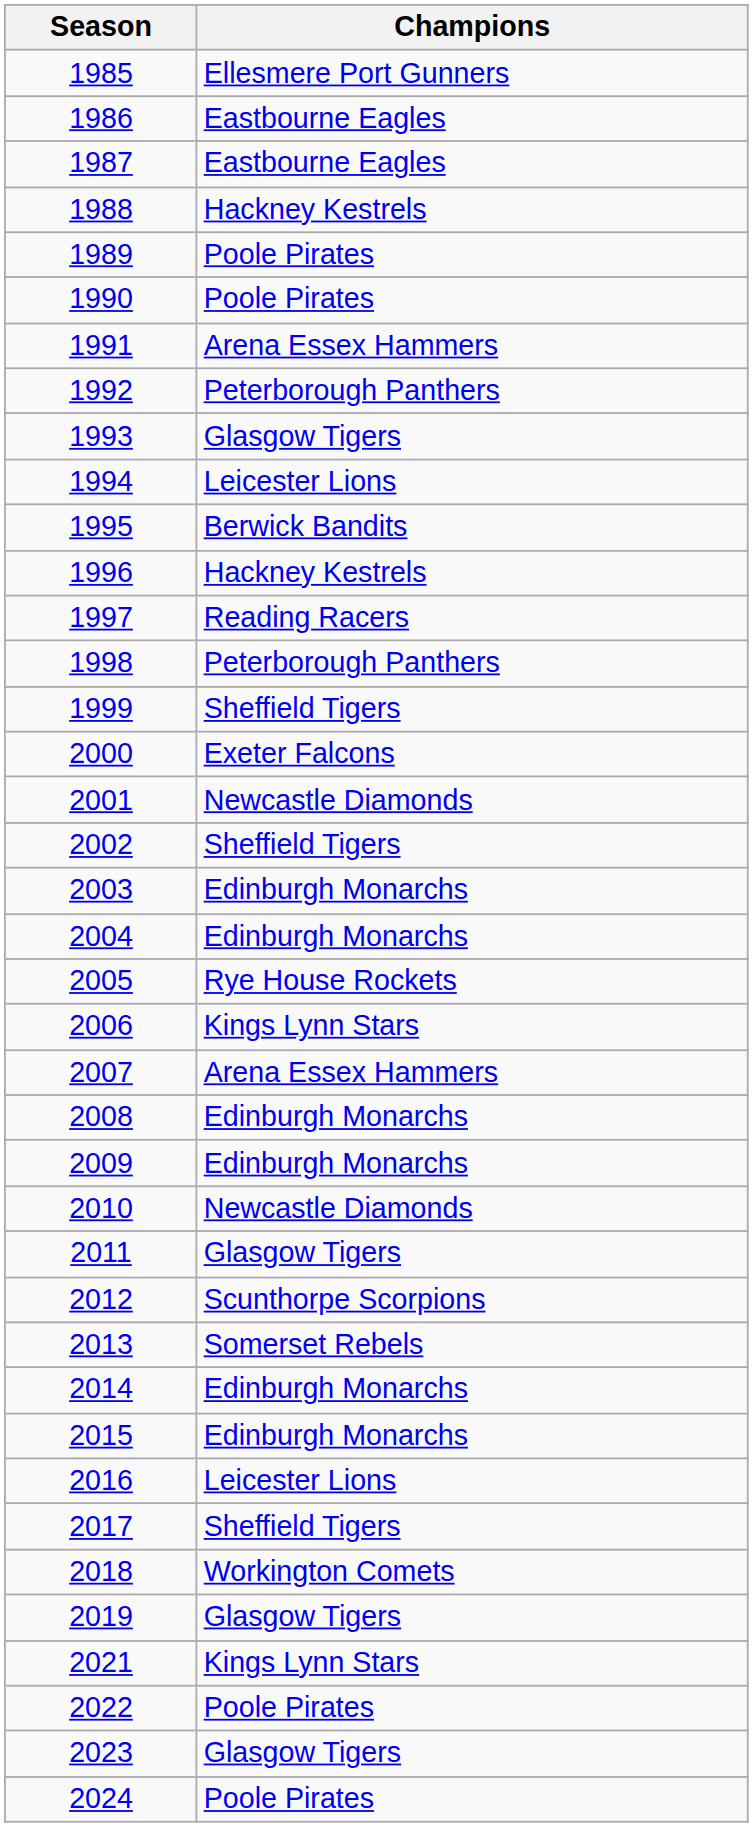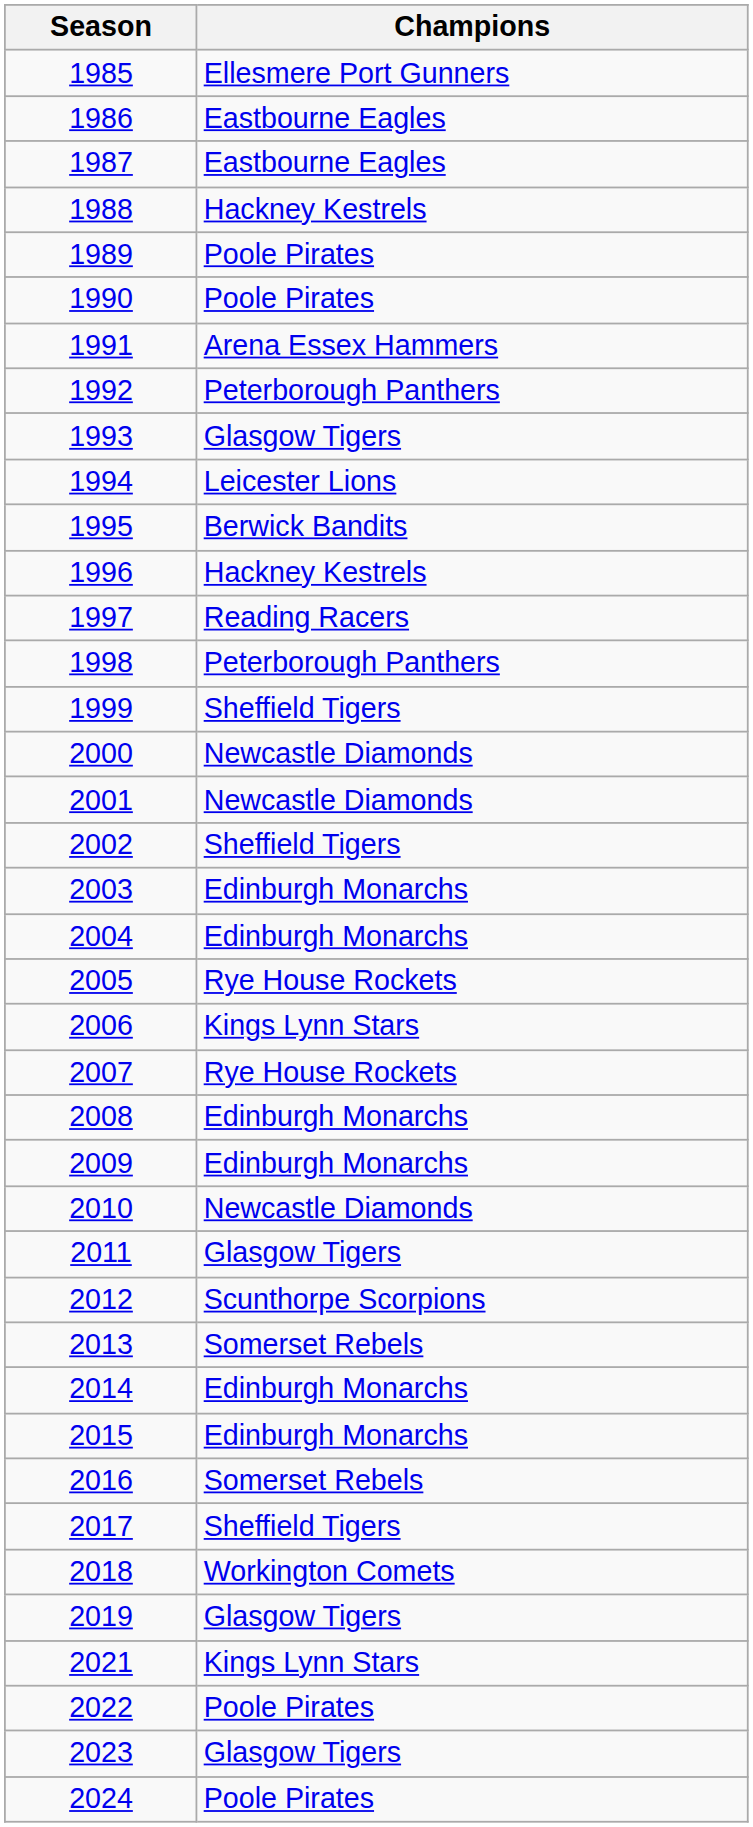(299, 753) Exeter Falcons -> (338, 753) Newcastle Diamonds
(351, 1071) Arena Essex Hammers -> (330, 1071) Rye House Rockets
(300, 1480) Leicester Lions -> (314, 1480) Somerset Rebels
